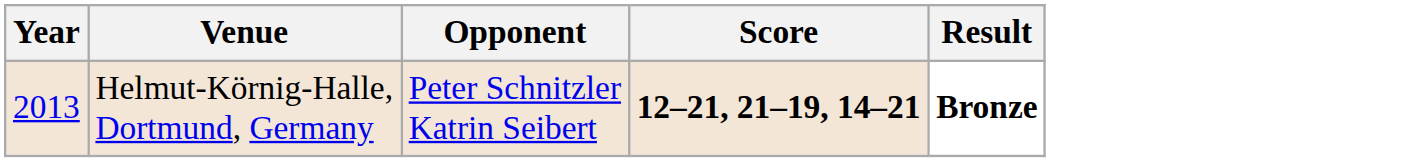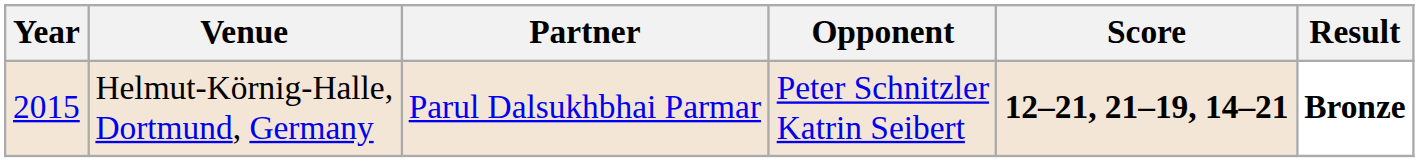+ column: (585, 32)
(46, 107) 2013 -> (46, 107) 2015
